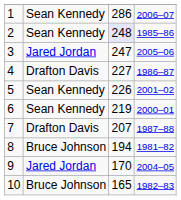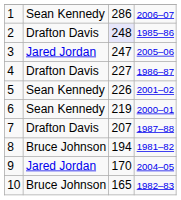(65, 33) Sean Kennedy -> (62, 33) Drafton Davis
